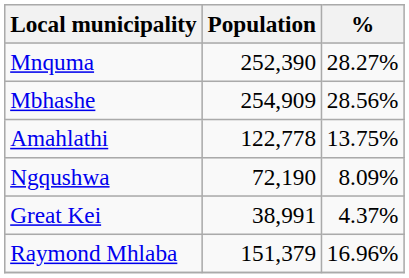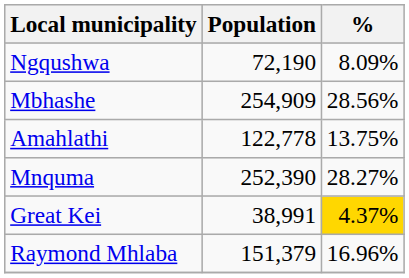rows swapped: (52, 62) <-> (60, 177)
(368, 215) no background -> (368, 215) gold background
